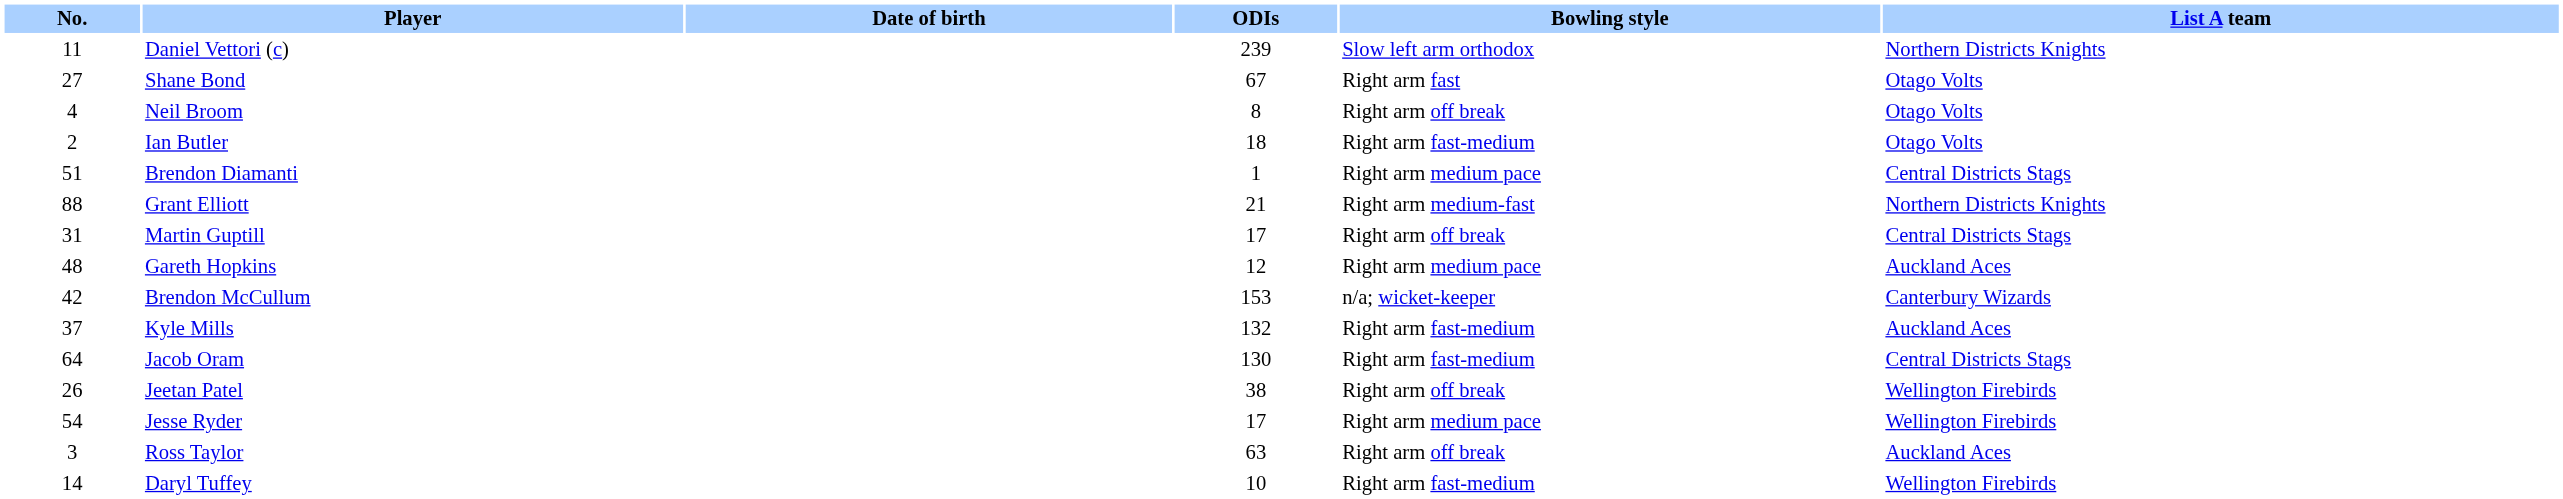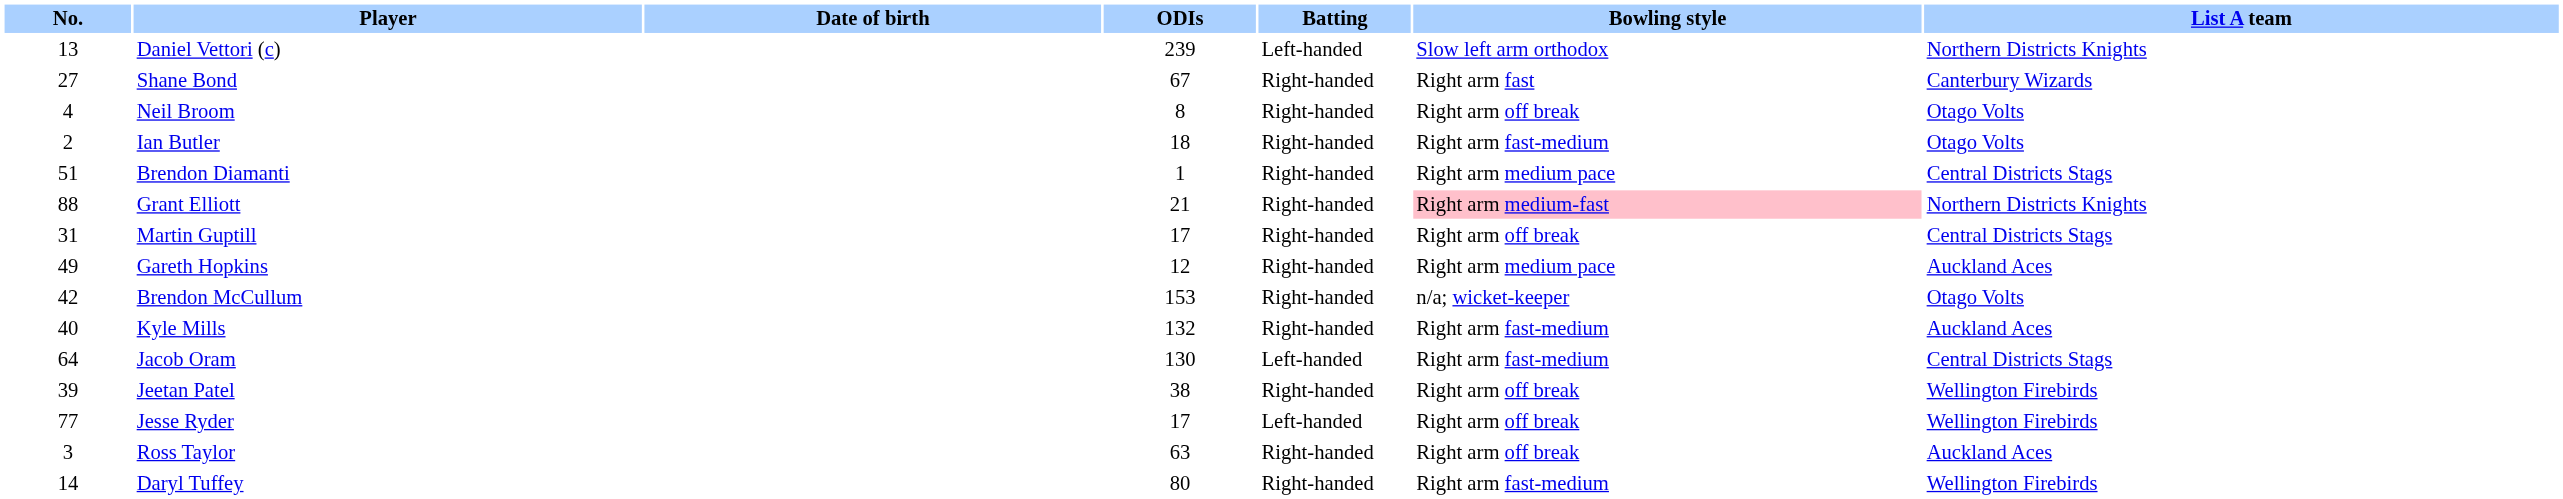+ column: (1335, 18)
(72, 49) 11 -> (68, 49) 13
(1934, 80) Otago Volts -> (2009, 80) Canterbury Wizards
(1438, 204) no background -> (1513, 204) pink background
(72, 266) 48 -> (68, 266) 49
(1968, 297) Canterbury Wizards -> (1975, 297) Otago Volts
(72, 328) 37 -> (68, 328) 40
(72, 390) 26 -> (68, 390) 39
(72, 421) 54 -> (68, 421) 77
(1442, 421) Right arm medium pace -> (1498, 421) Right arm off break
(1256, 483) 10 -> (1180, 483) 80
